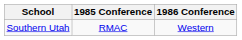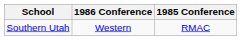columns swapped: (113, 12) <-> (196, 12)
